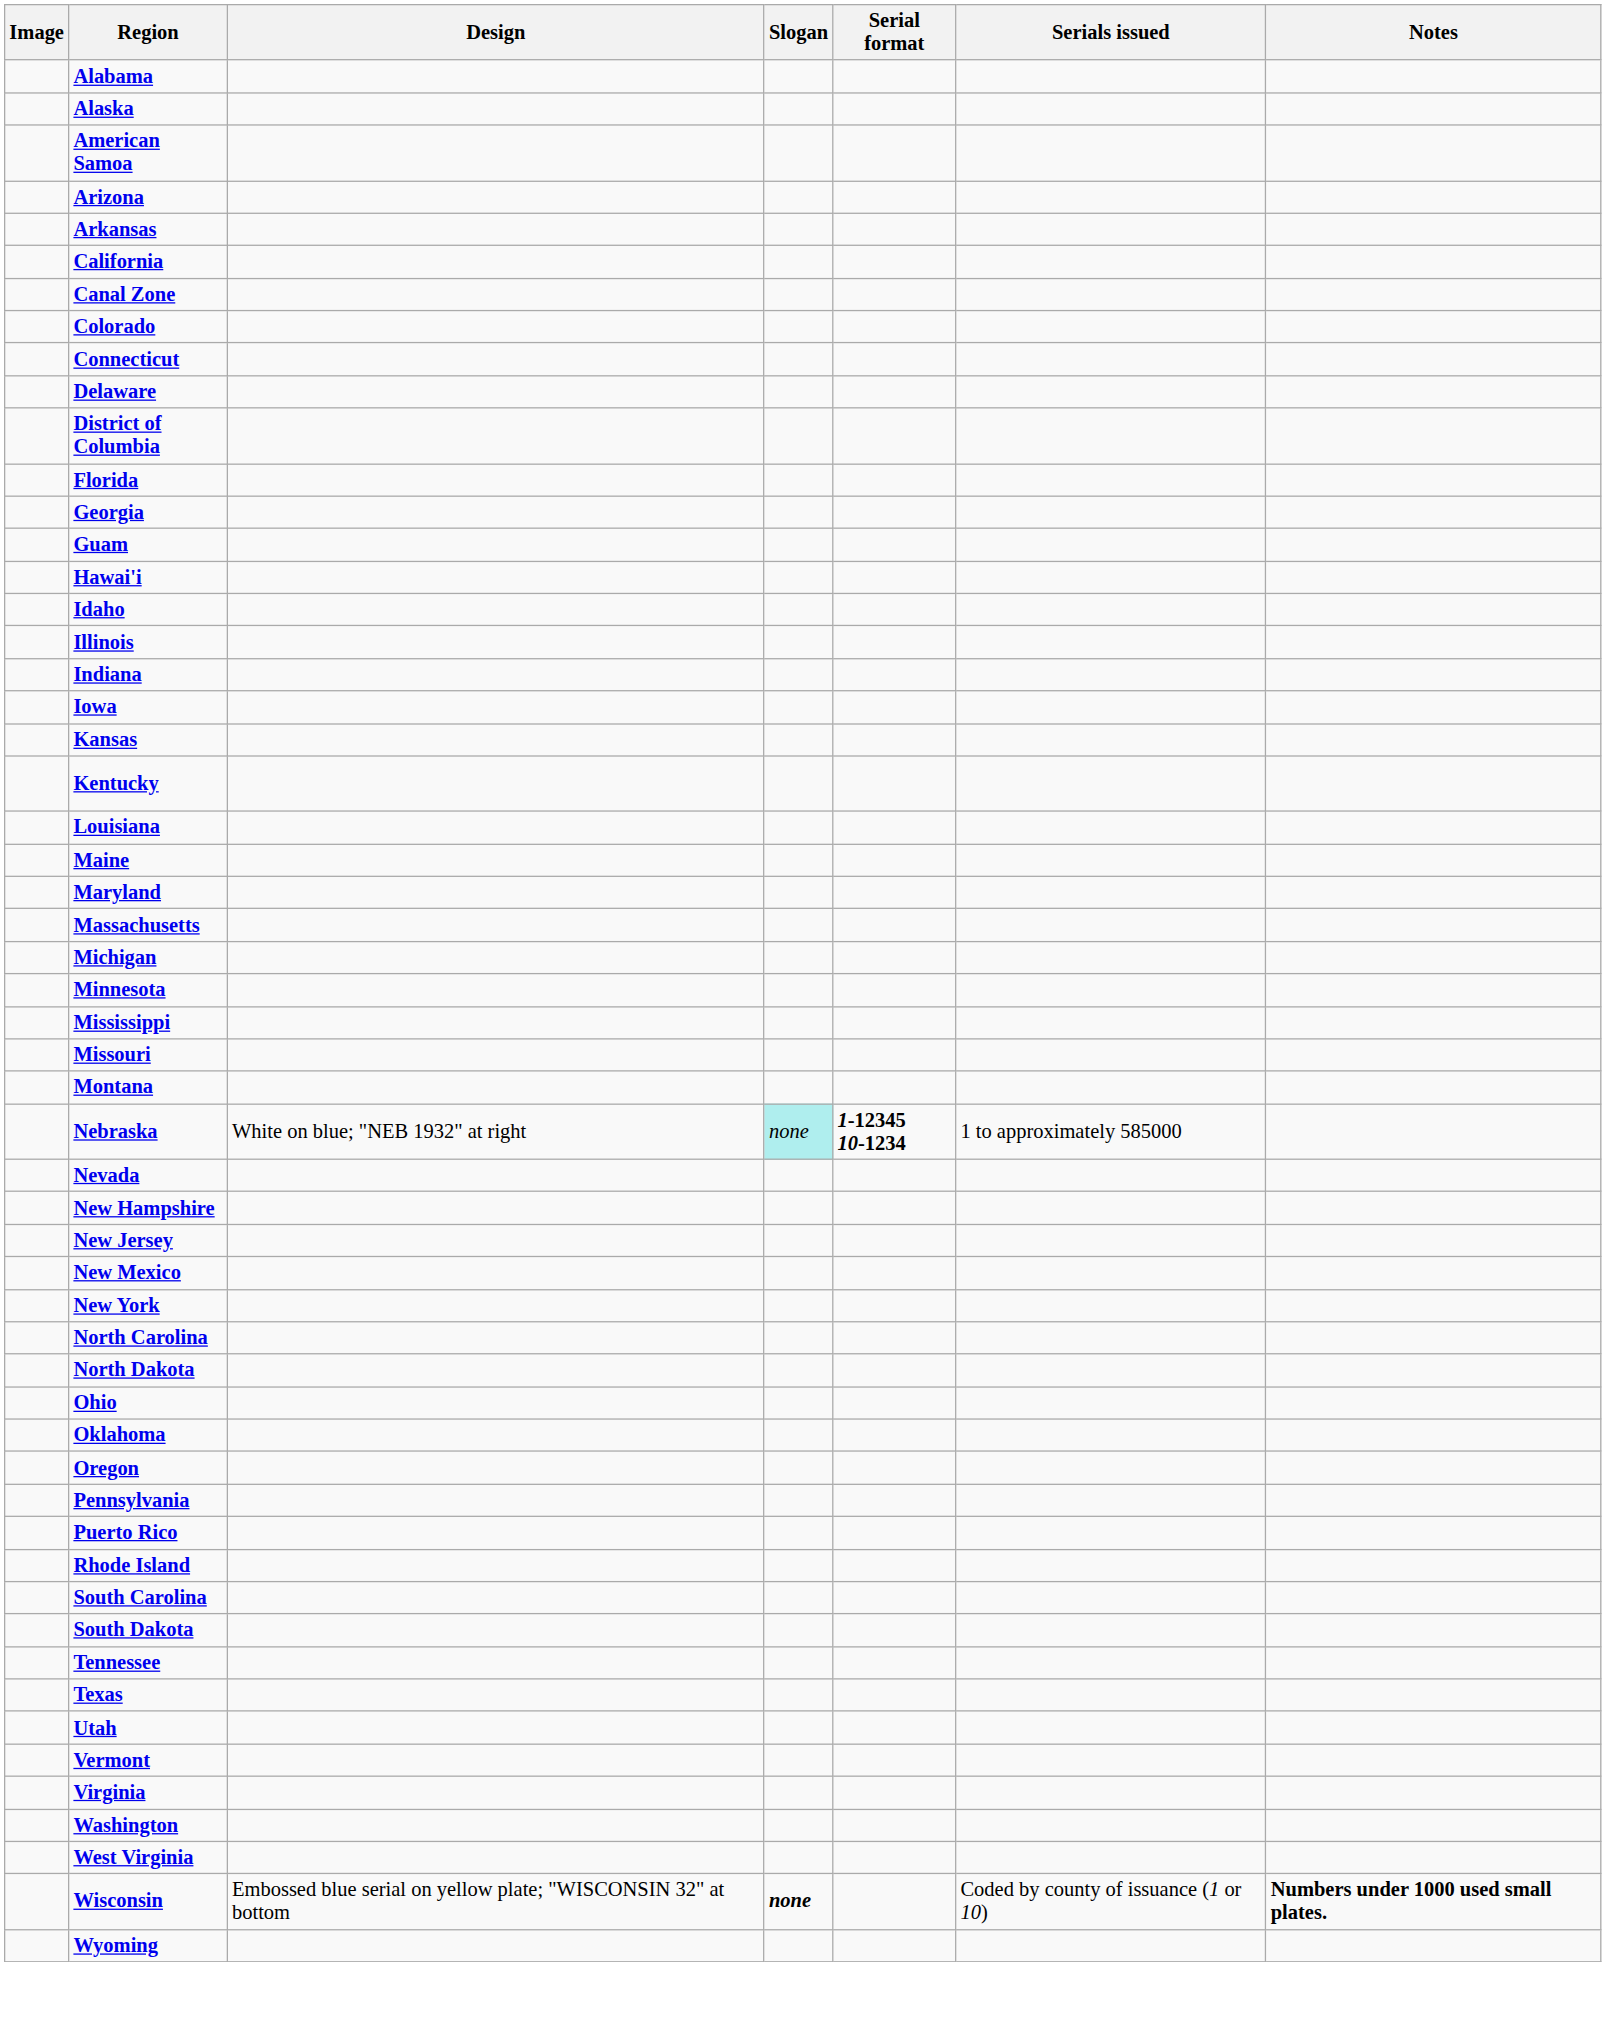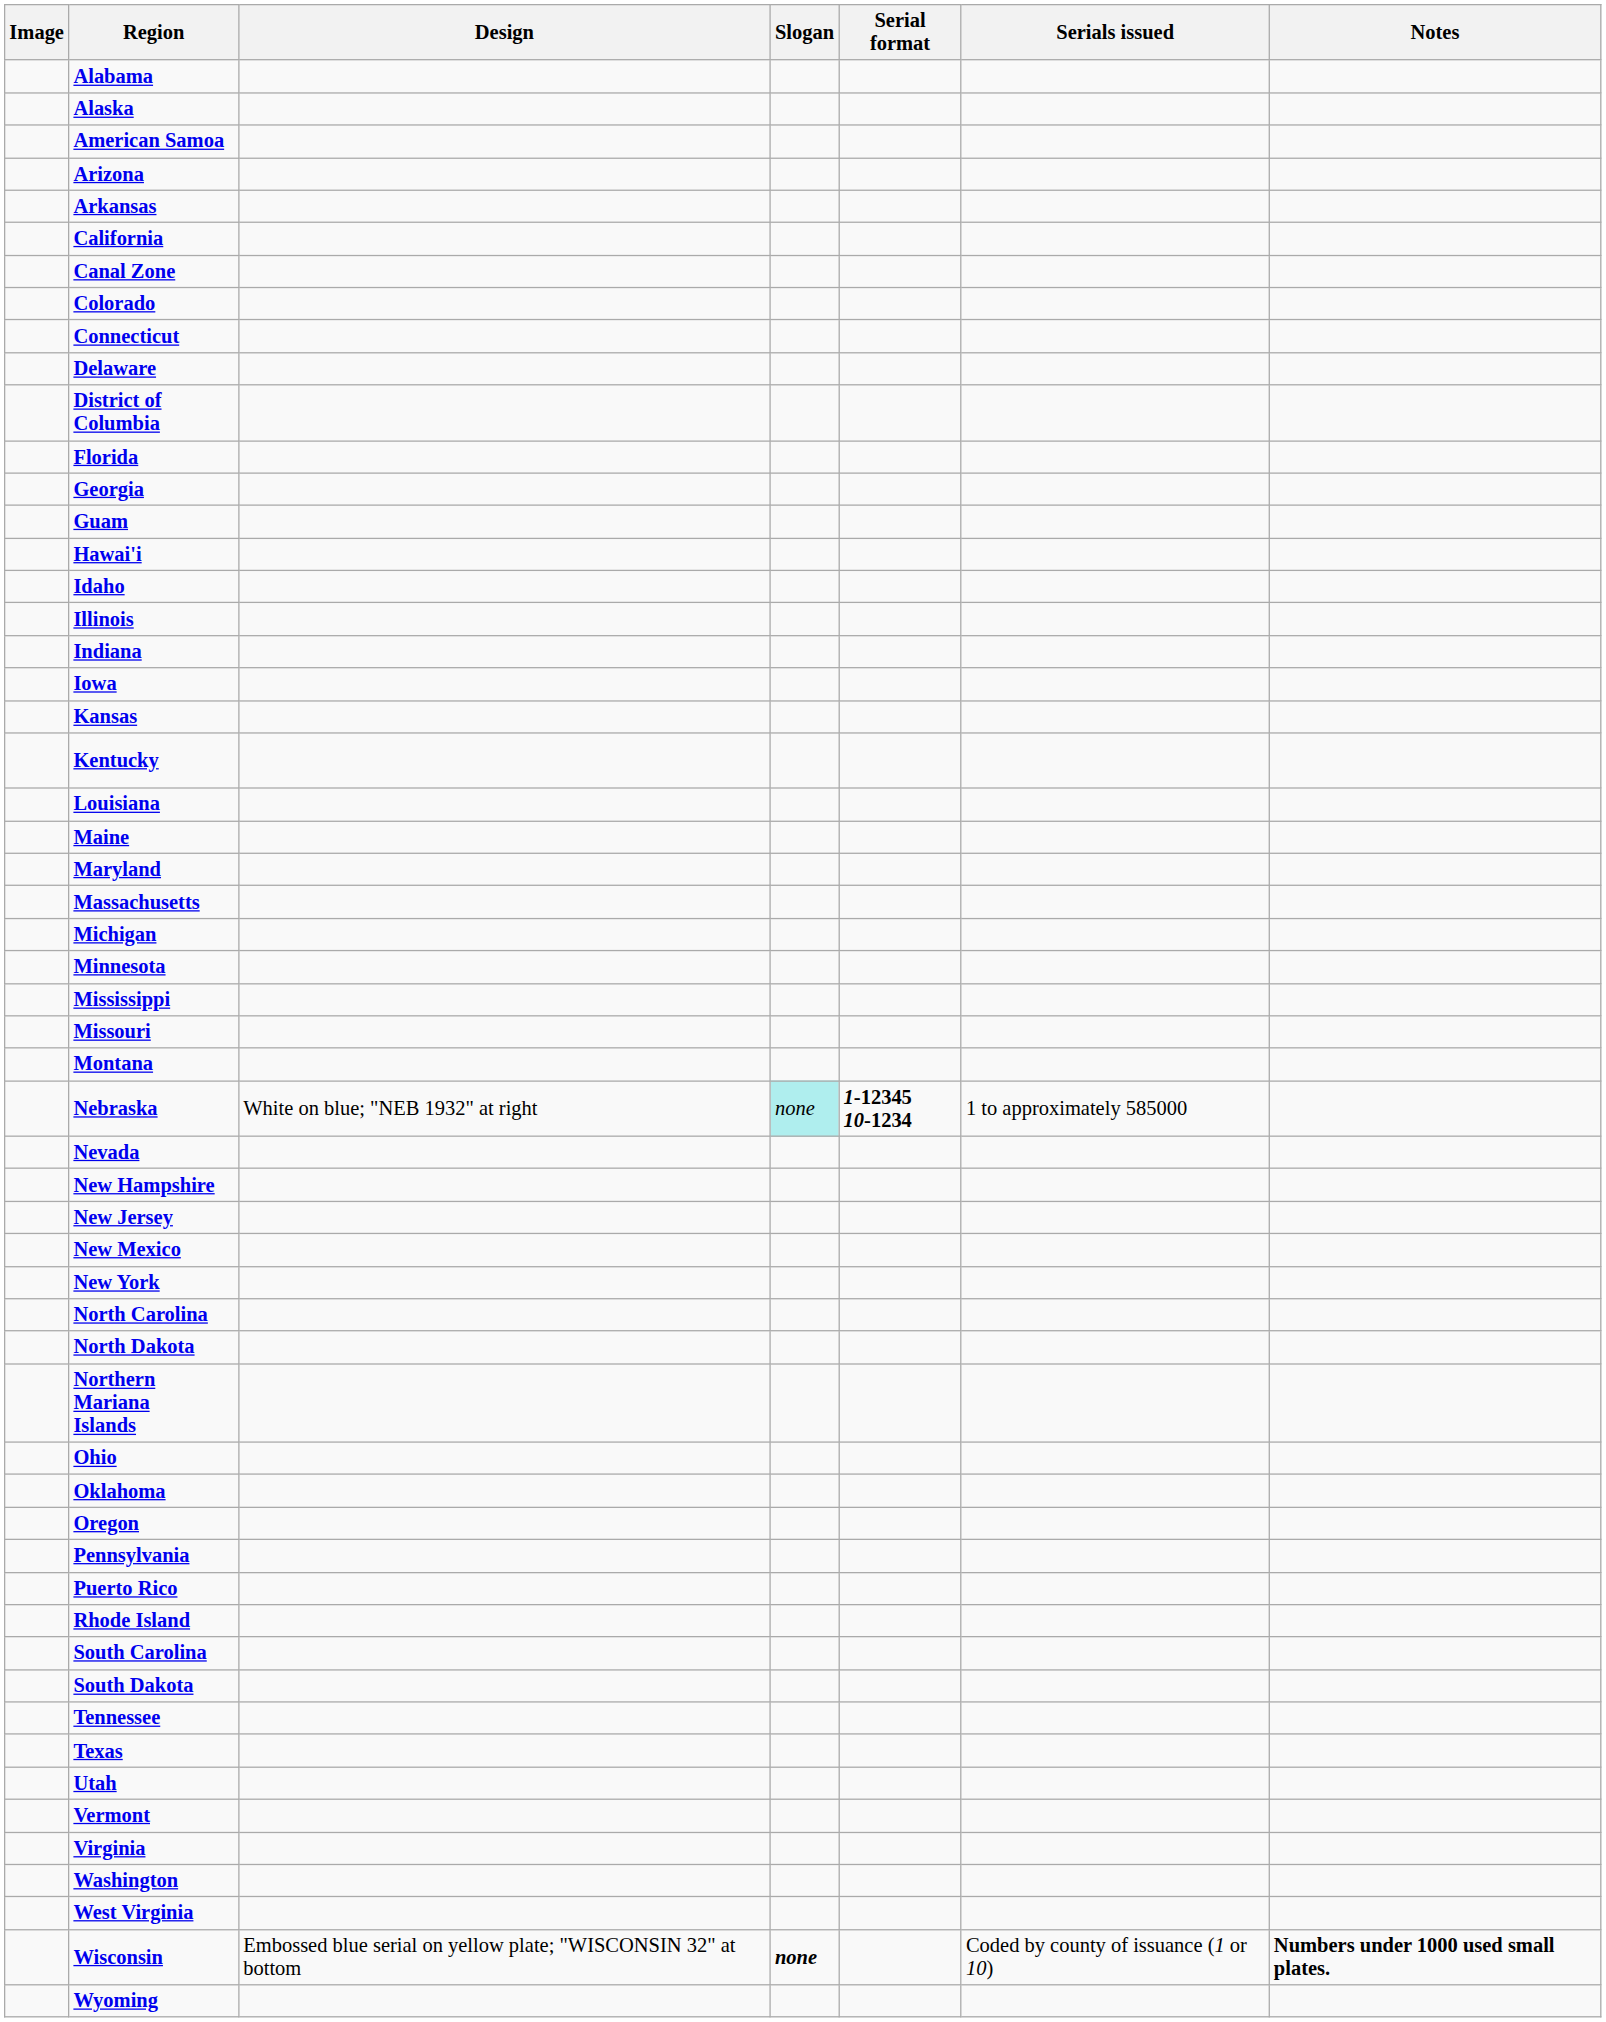+ row: (114, 1402)
